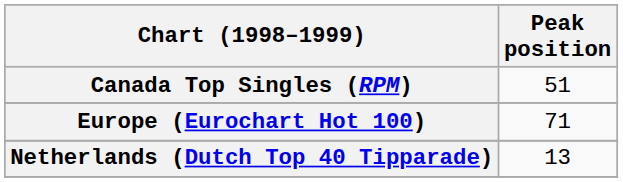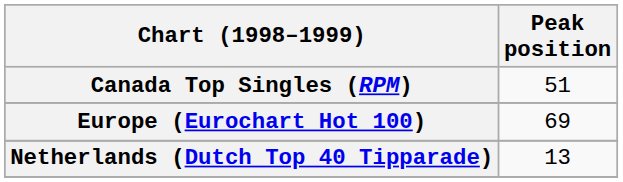(558, 122) 71 -> (558, 122) 69
